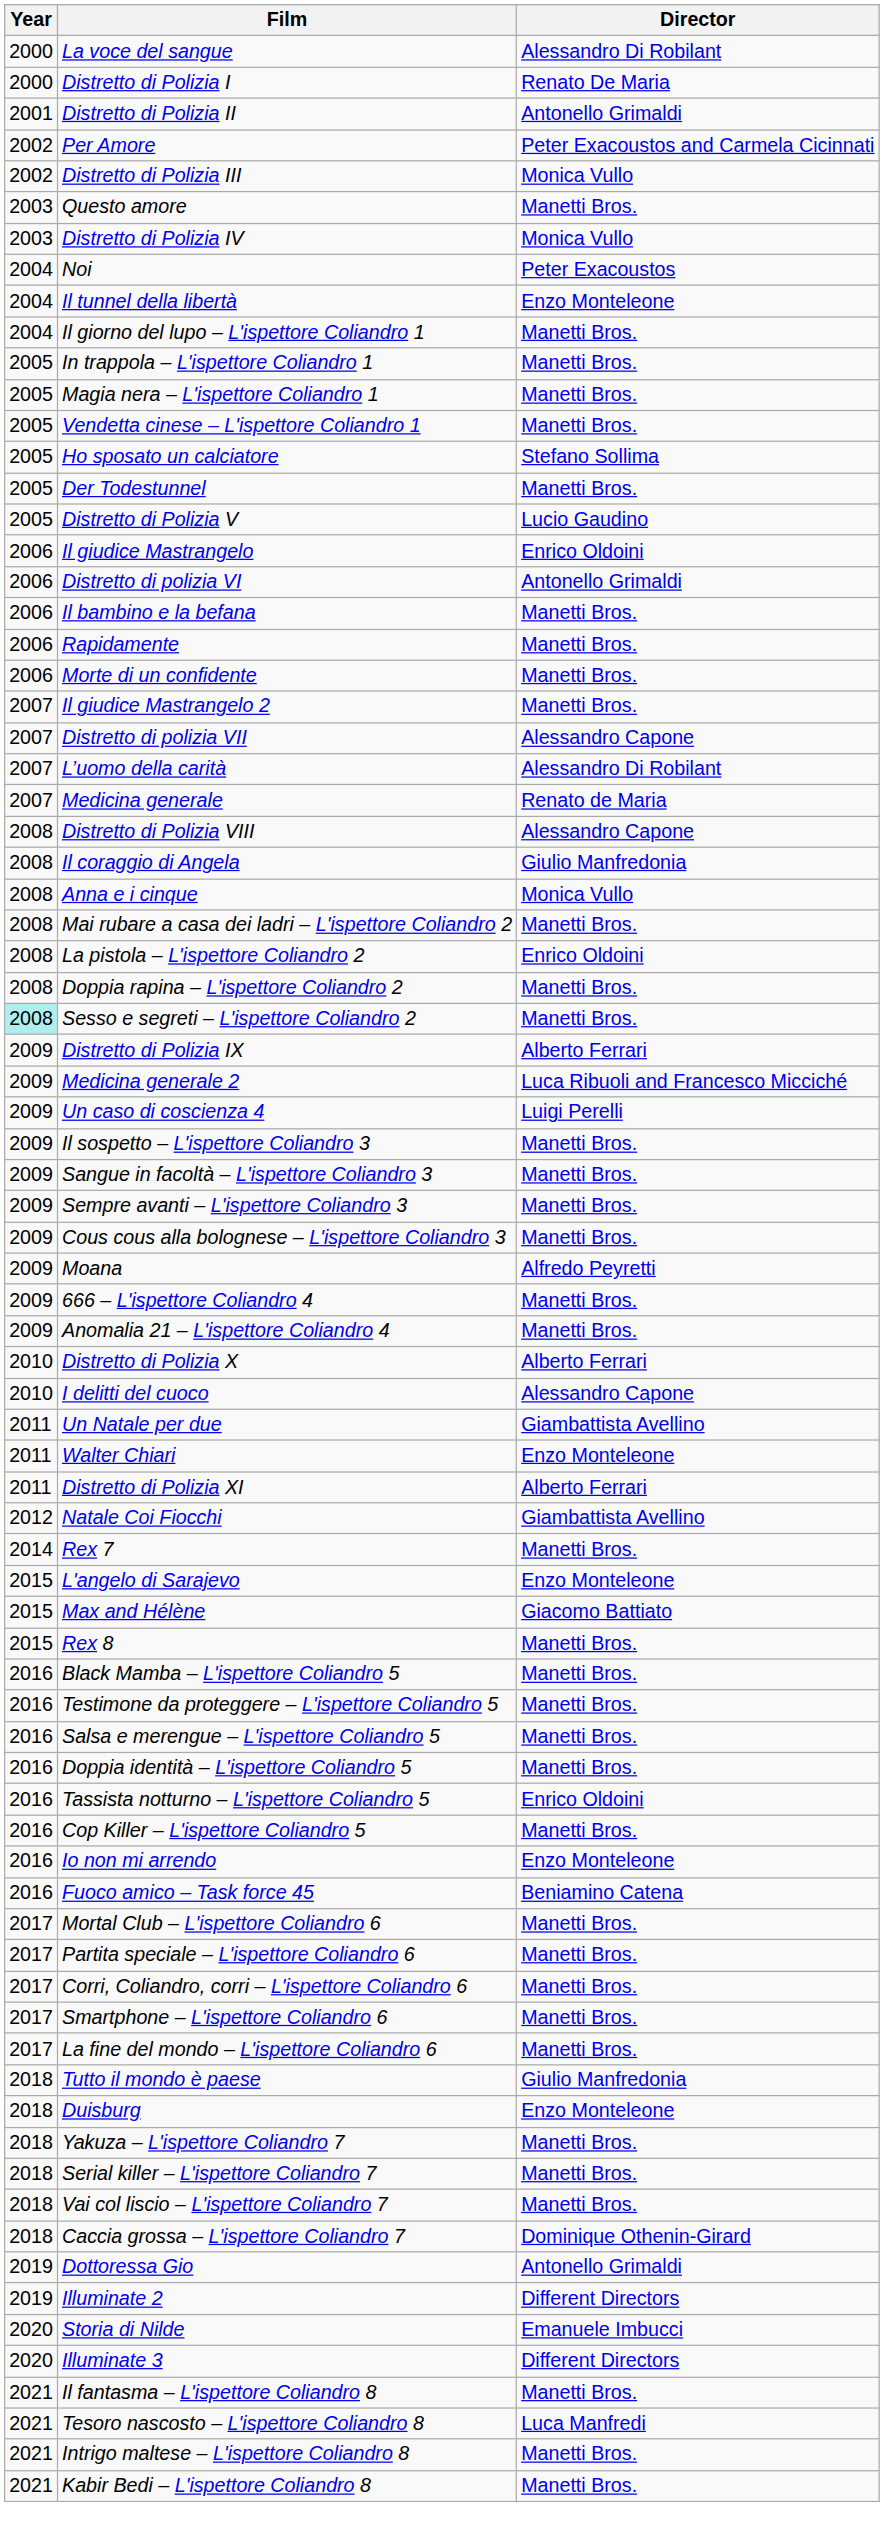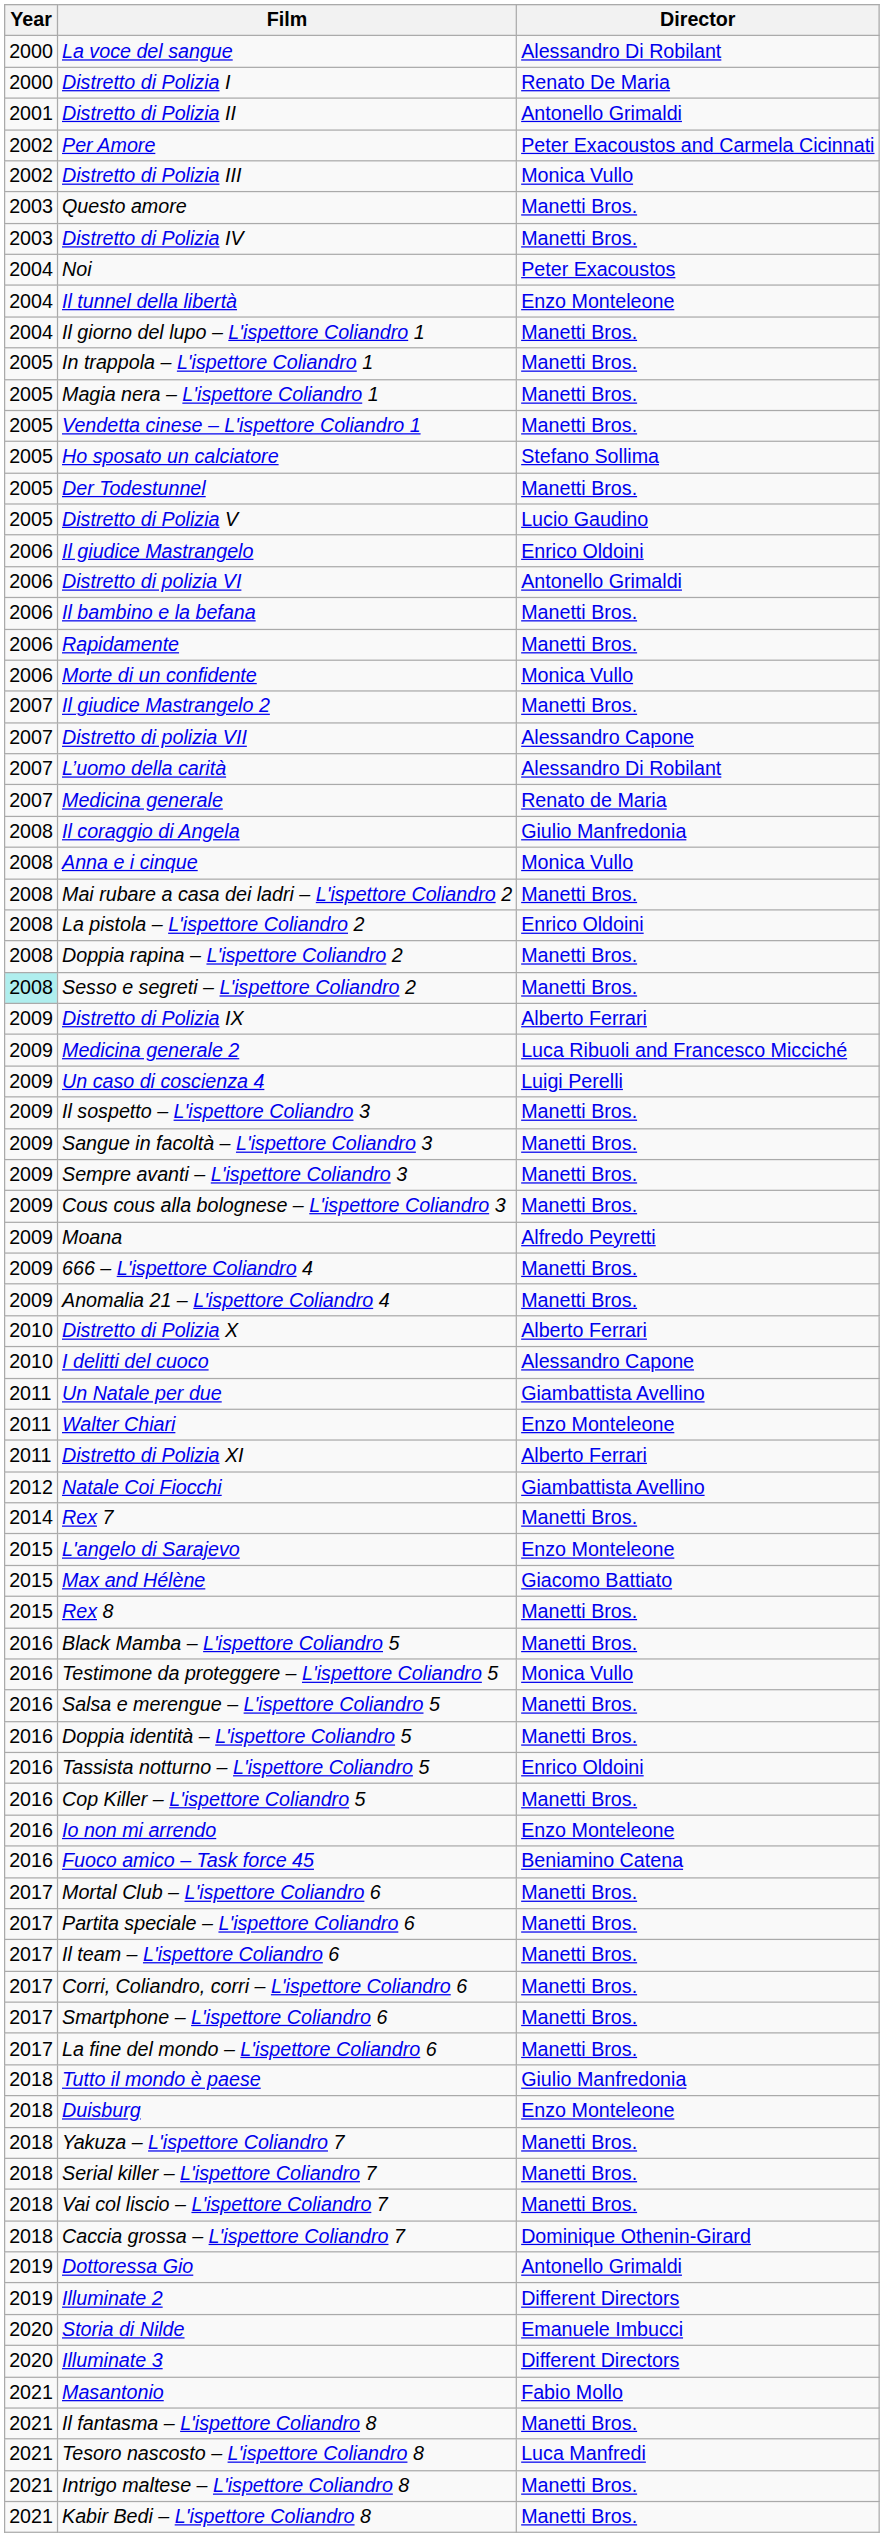(577, 238) Monica Vullo -> (579, 238) Manetti Bros.
(579, 675) Manetti Bros. -> (577, 675) Monica Vullo
- row: (158, 831)
(579, 1705) Manetti Bros. -> (577, 1674) Monica Vullo
+ row: (201, 1955)
+ row: (113, 2392)
